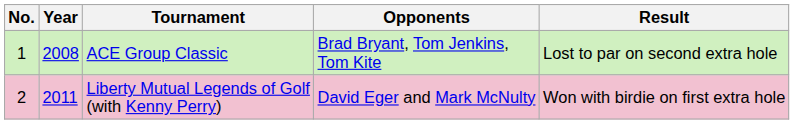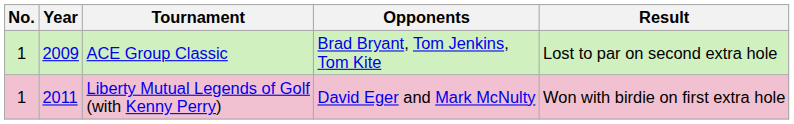(61, 53) 2008 -> (61, 53) 2009
(22, 97) 2 -> (22, 97) 1
